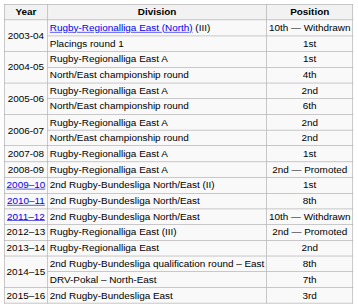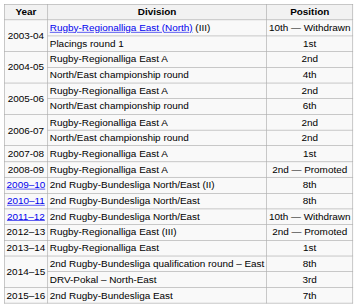(310, 59) 1st -> (310, 59) 2nd
(310, 185) 1st -> (310, 185) 8th
(310, 248) 2nd -> (310, 248) 1st
(310, 279) 7th -> (310, 279) 3rd
(310, 295) 3rd -> (310, 295) 7th
